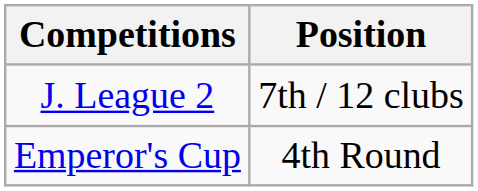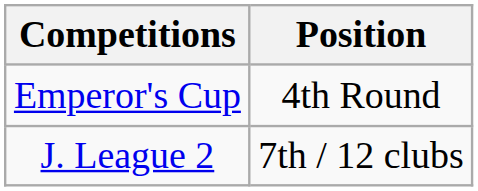rows swapped: (127, 94) <-> (127, 154)
